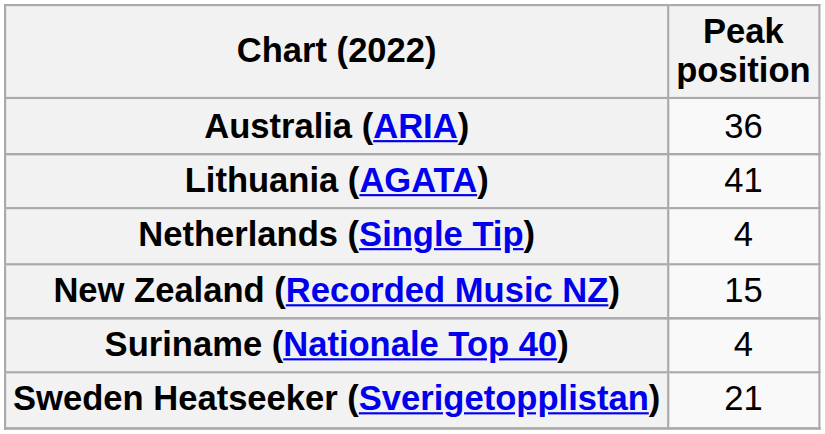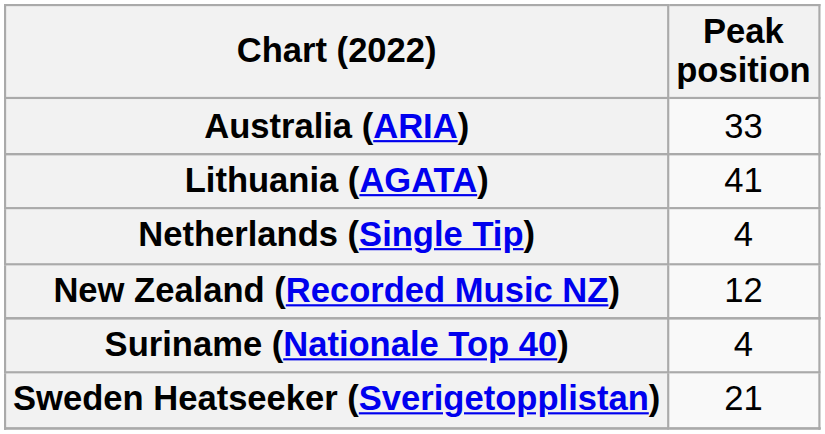(743, 125) 36 -> (743, 125) 33
(743, 290) 15 -> (743, 290) 12
